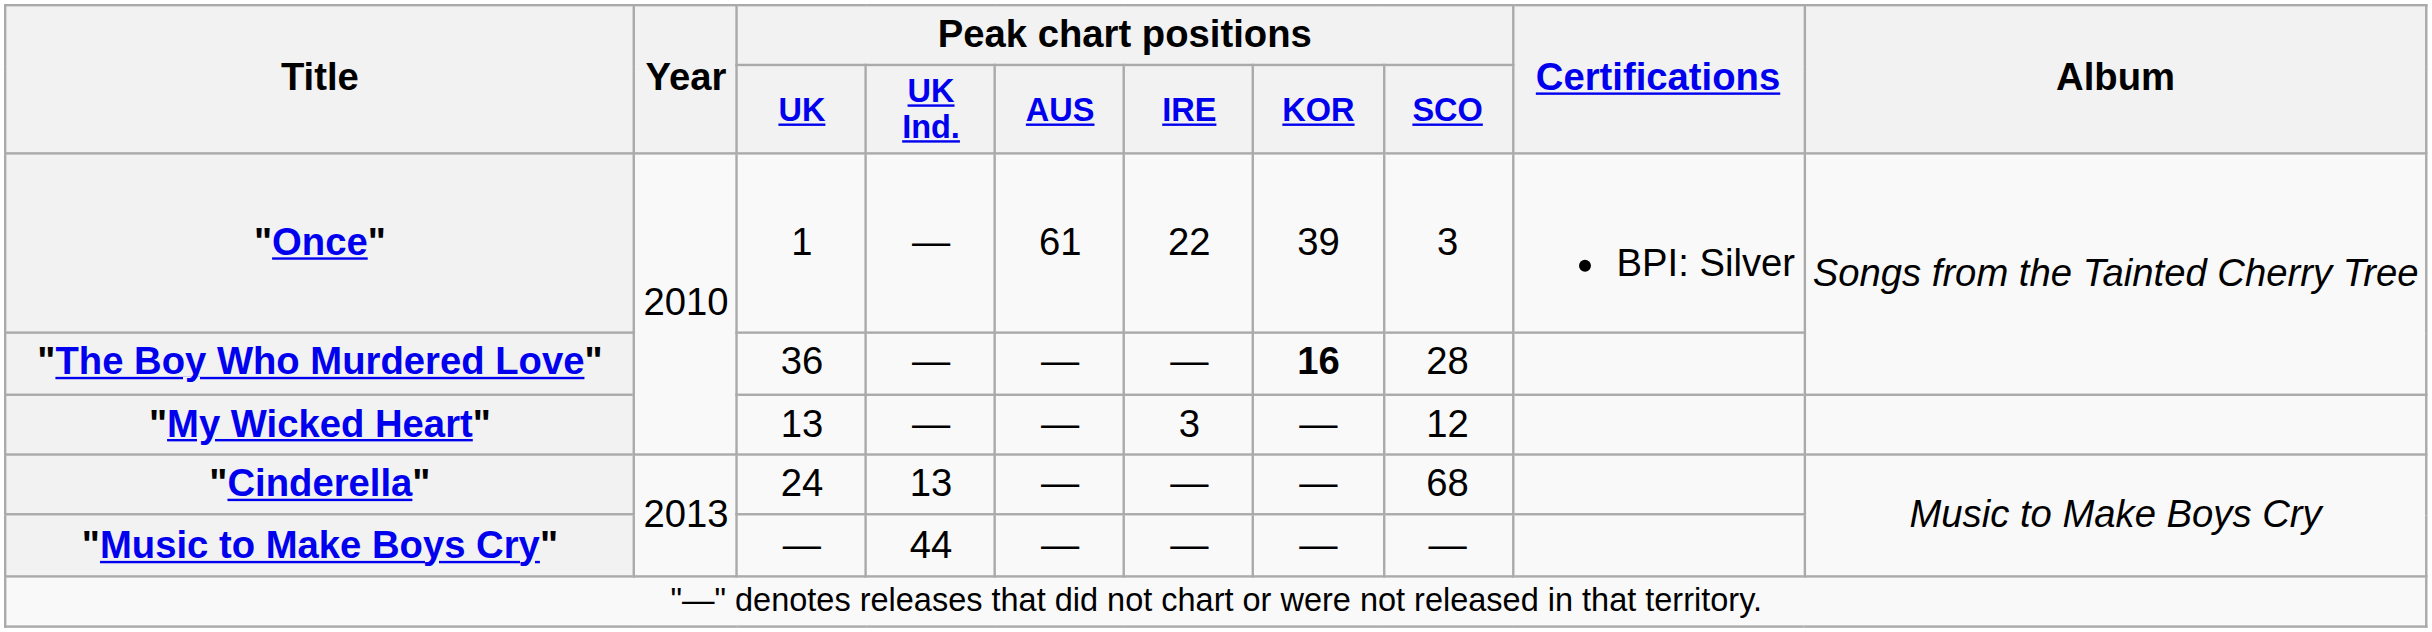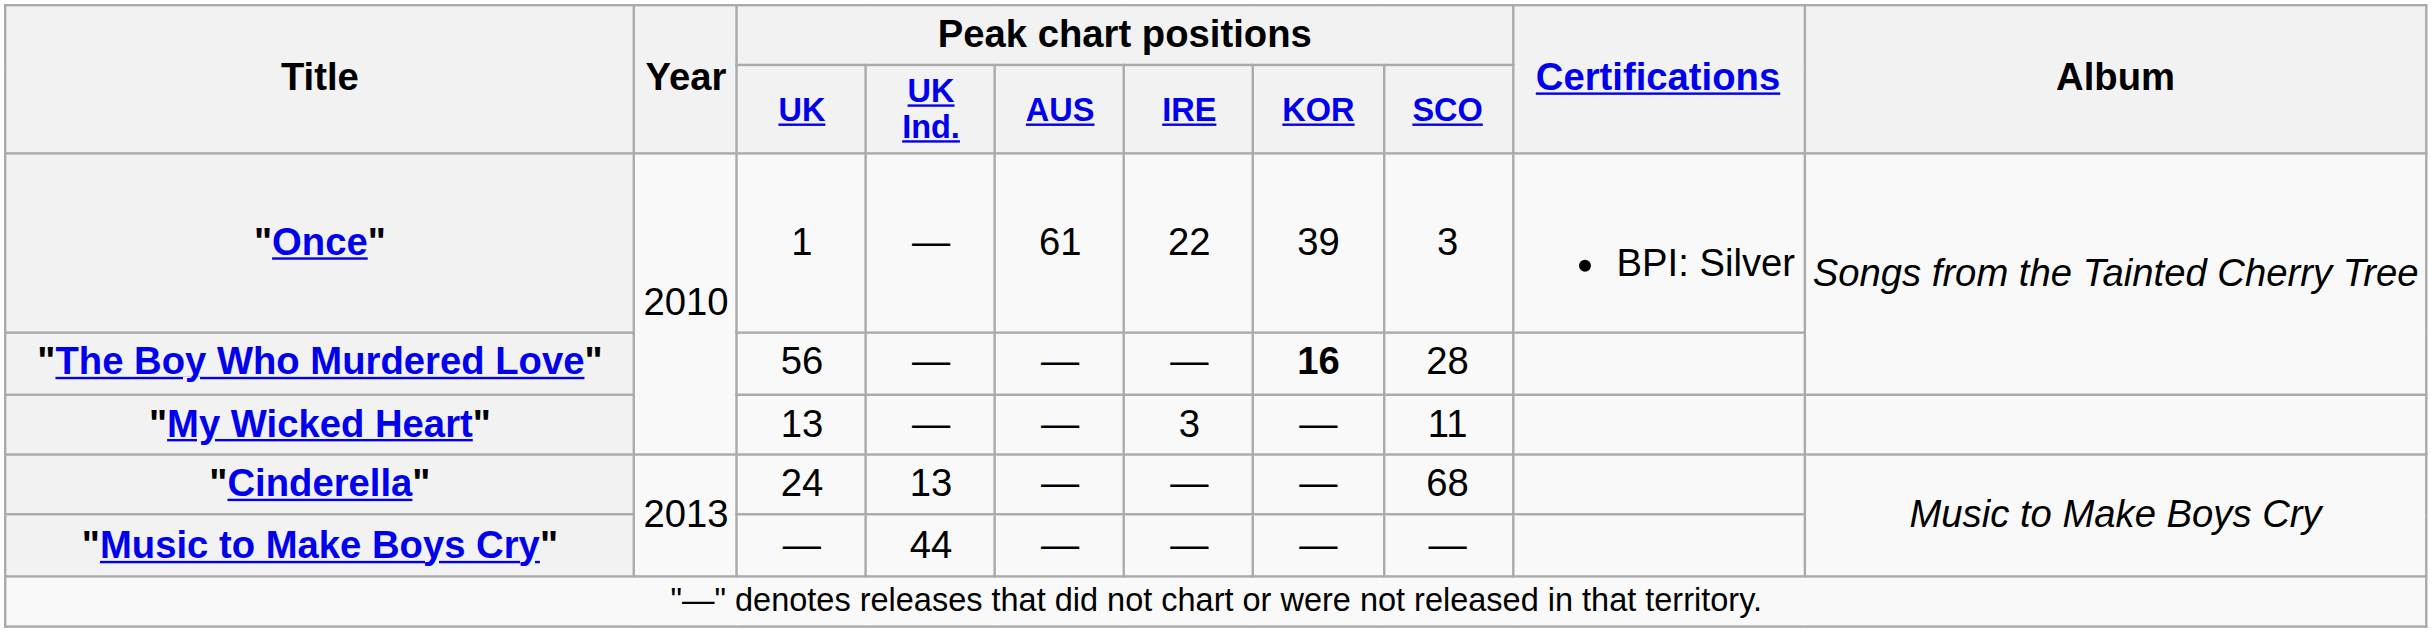(802, 362) 36 -> (802, 362) 56
(1448, 423) 12 -> (1448, 423) 11
